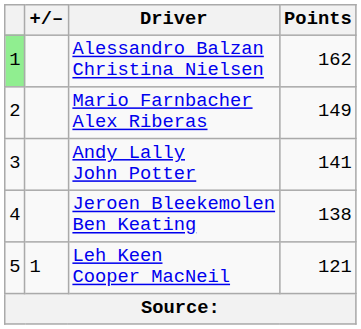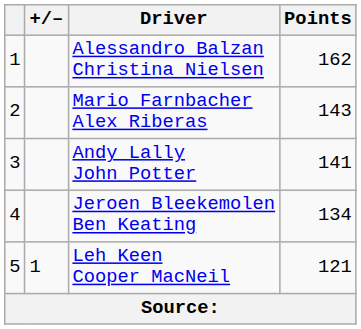(15, 61) lightgreen background -> (15, 61) no background
(335, 113) 149 -> (335, 113) 143
(335, 216) 138 -> (335, 216) 134
